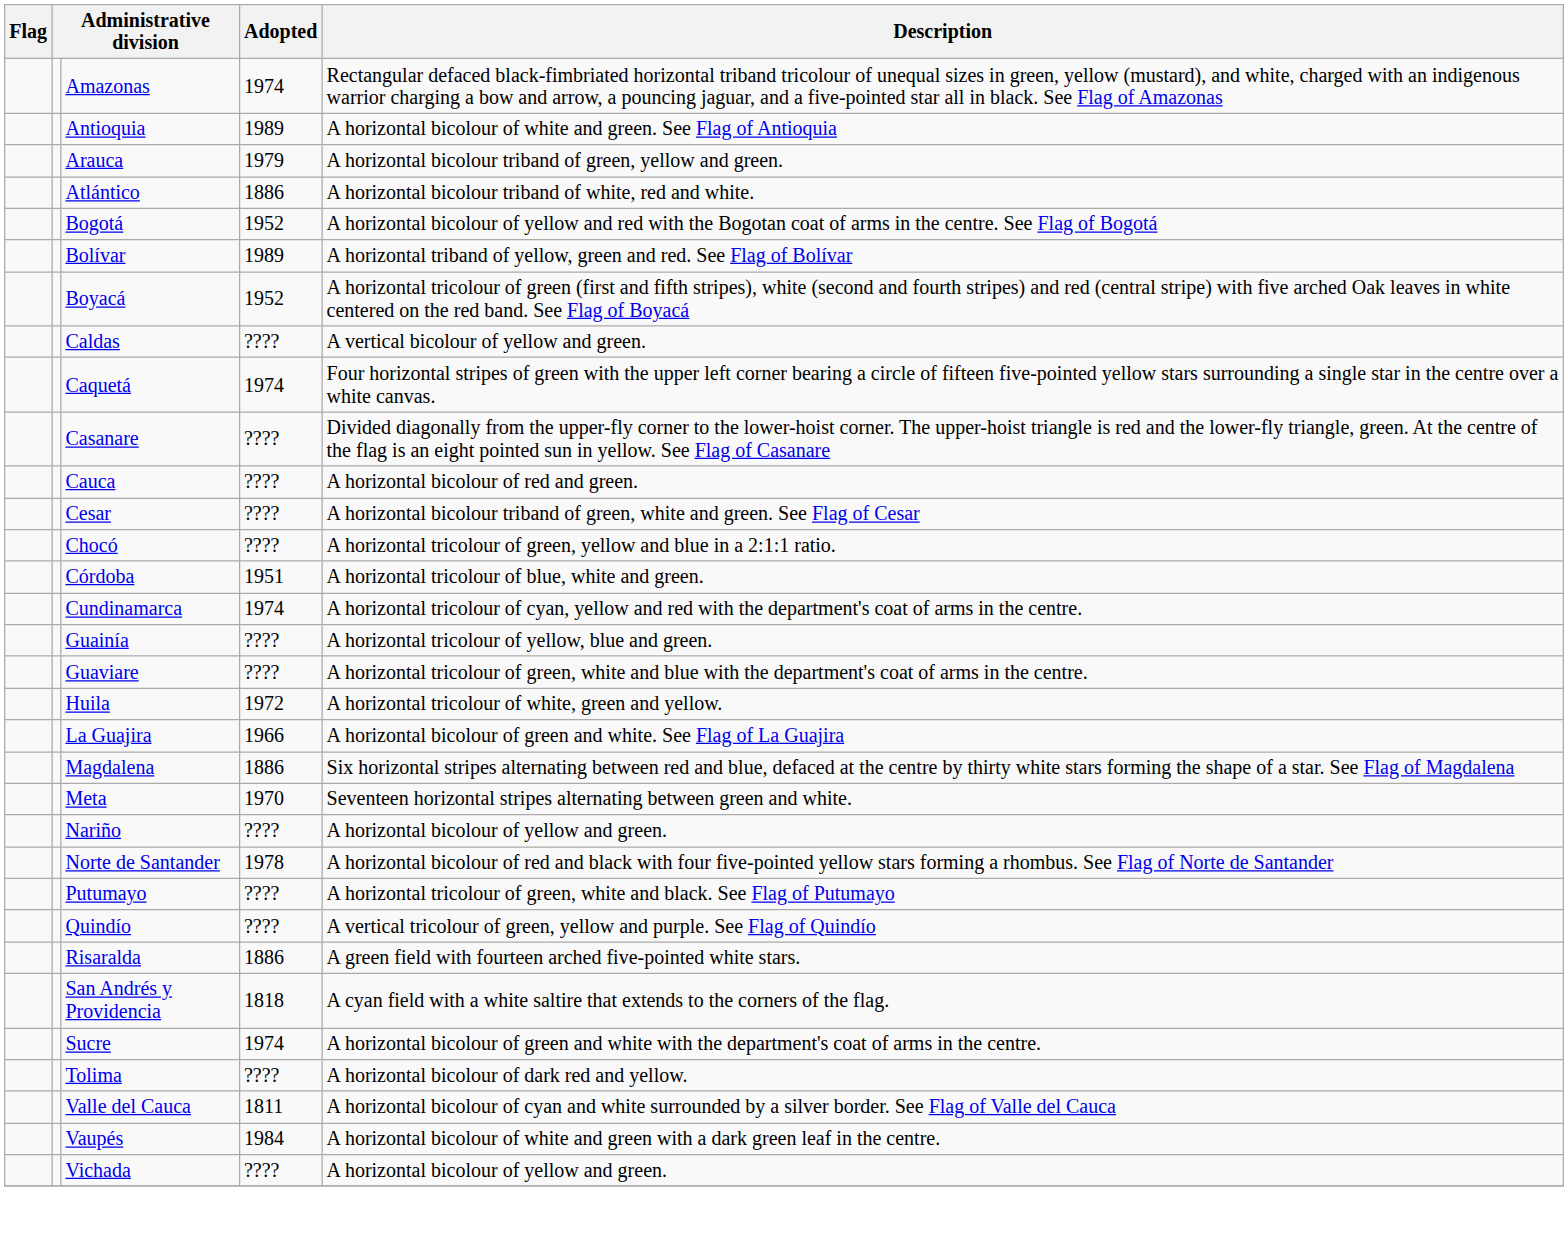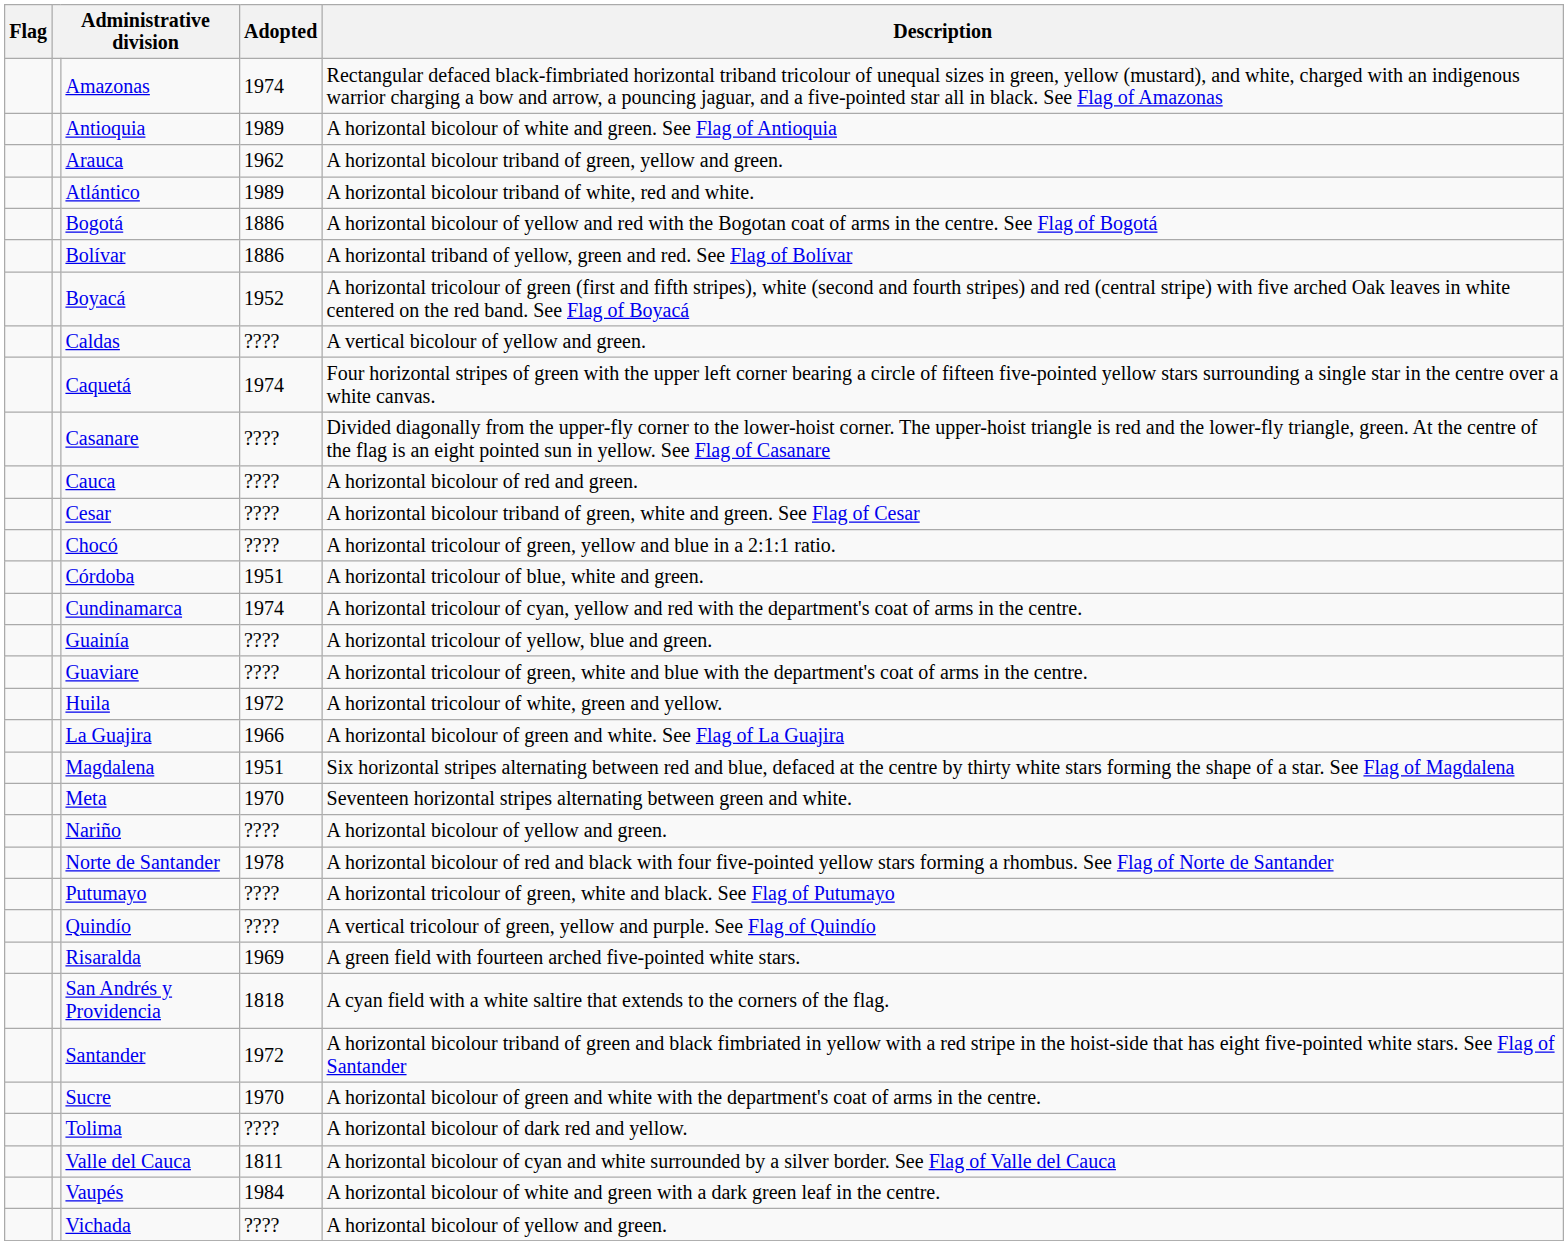(264, 160) 1979 -> (264, 160) 1962
(264, 192) 1886 -> (264, 192) 1989
(264, 223) 1952 -> (264, 223) 1886
(264, 255) 1989 -> (264, 255) 1886
(264, 767) 1886 -> (264, 767) 1951
(264, 957) 1886 -> (264, 957) 1969
+ row: (105, 1054)
(264, 1043) 1974 -> (264, 1097) 1970
